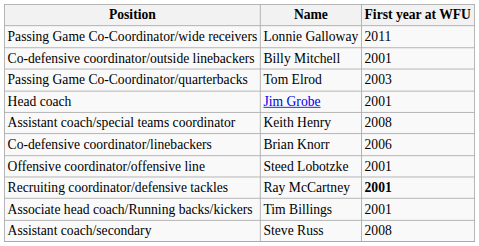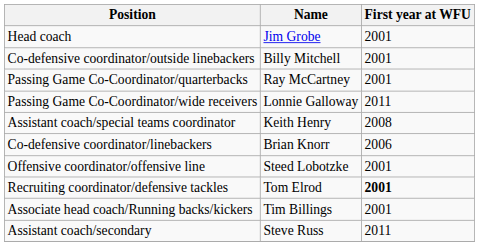rows swapped: (39, 101) <-> (132, 36)
(293, 79) Tom Elrod -> (307, 79) Ray McCartney
(378, 79) 2003 -> (378, 79) 2001
(307, 187) Ray McCartney -> (293, 187) Tom Elrod
(378, 230) 2008 -> (378, 230) 2011
